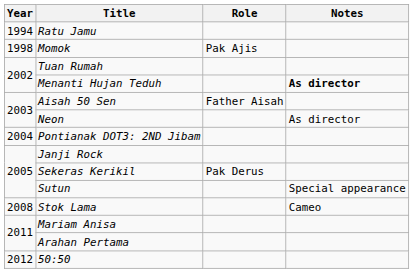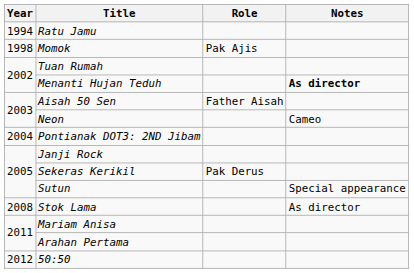(324, 119) As director -> (305, 119) Cameo
(305, 207) Cameo -> (324, 207) As director
